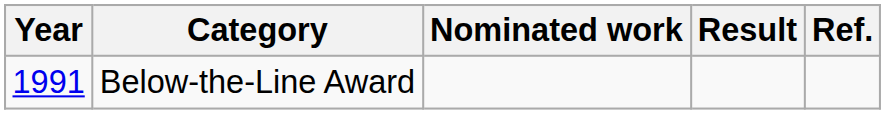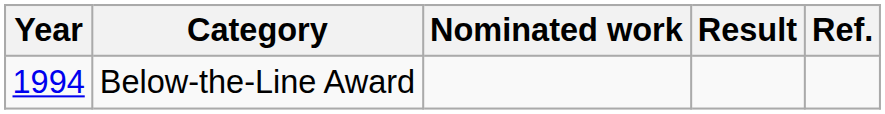(49, 81) 1991 -> (49, 81) 1994
